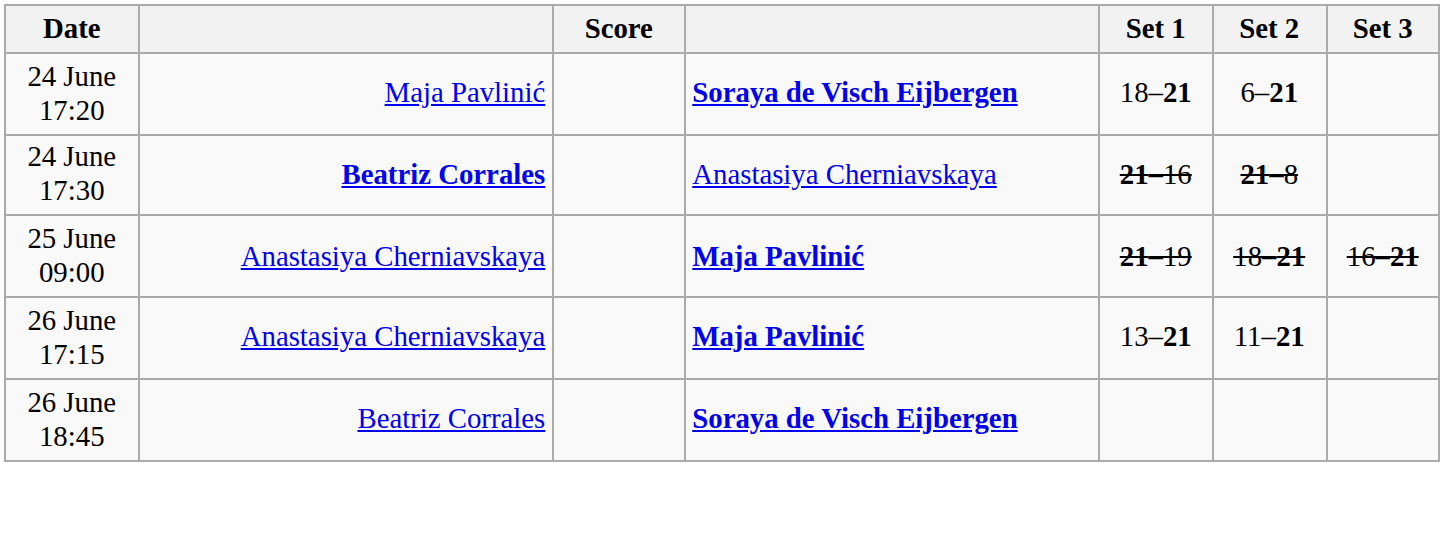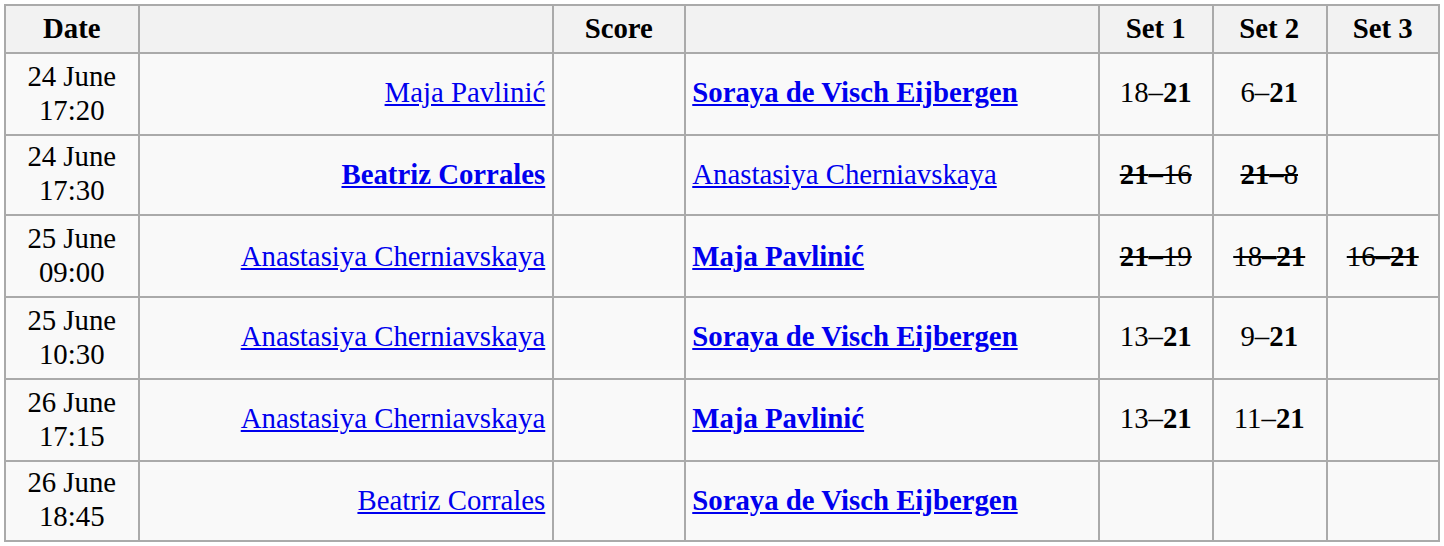+ row: (72, 337)
